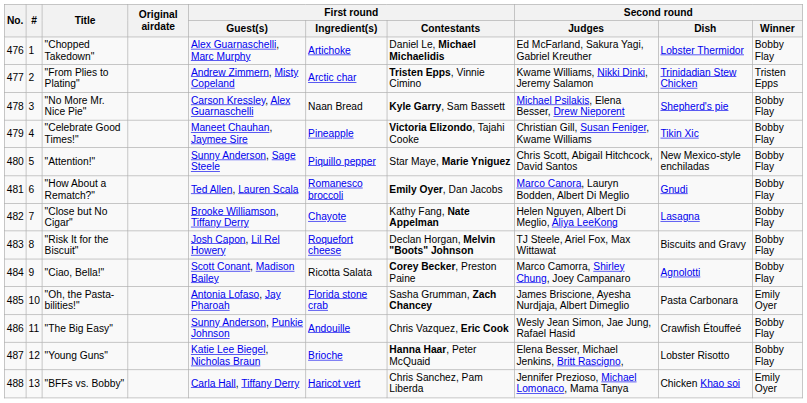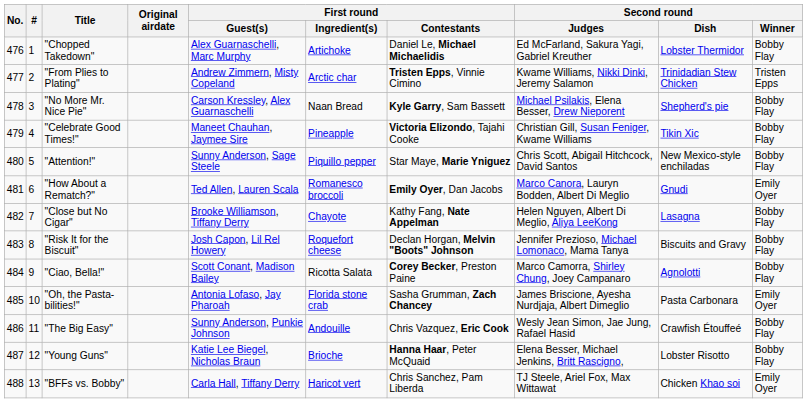(769, 189) Bobby Flay -> (767, 189) Emily Oyer
(573, 245) TJ Steele, Ariel Fox, Max Wittawat -> (577, 245) Jennifer Prezioso, Michael Lomonaco, Mama Tanya
(577, 383) Jennifer Prezioso, Michael Lomonaco, Mama Tanya -> (573, 383) TJ Steele, Ariel Fox, Max Wittawat
